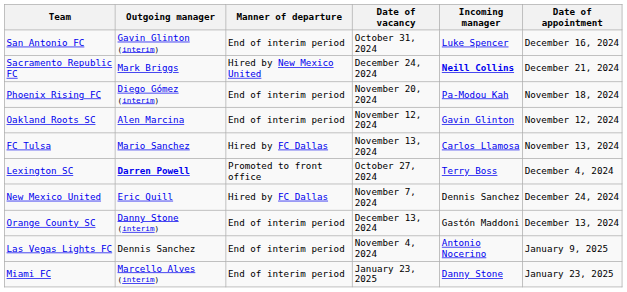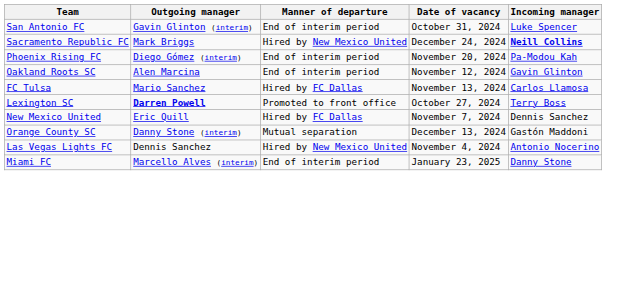- column: (572, 17)
(286, 223) End of interim period -> (310, 132) Mutual separation
(286, 248) End of interim period -> (335, 147) Hired by New Mexico United
